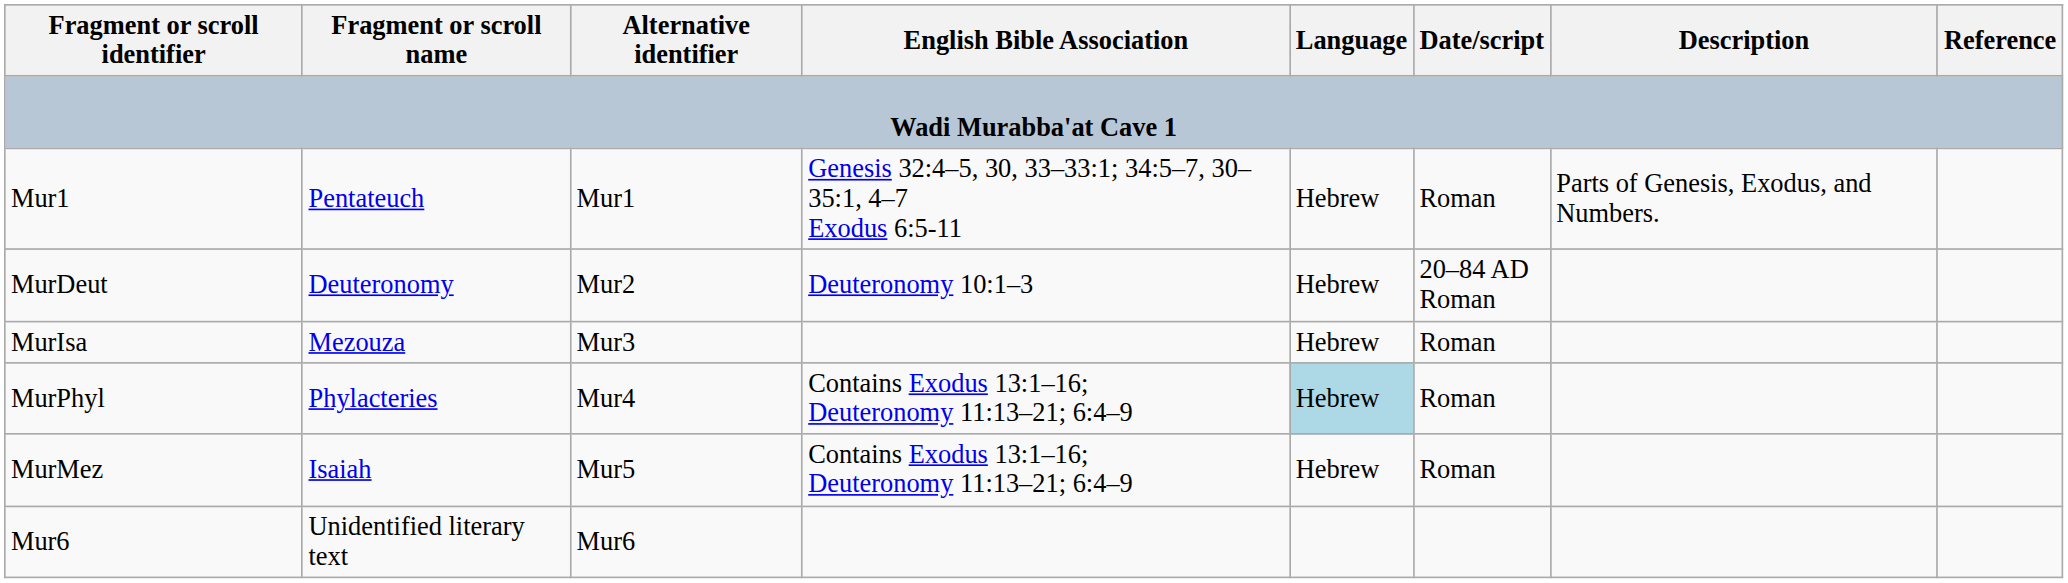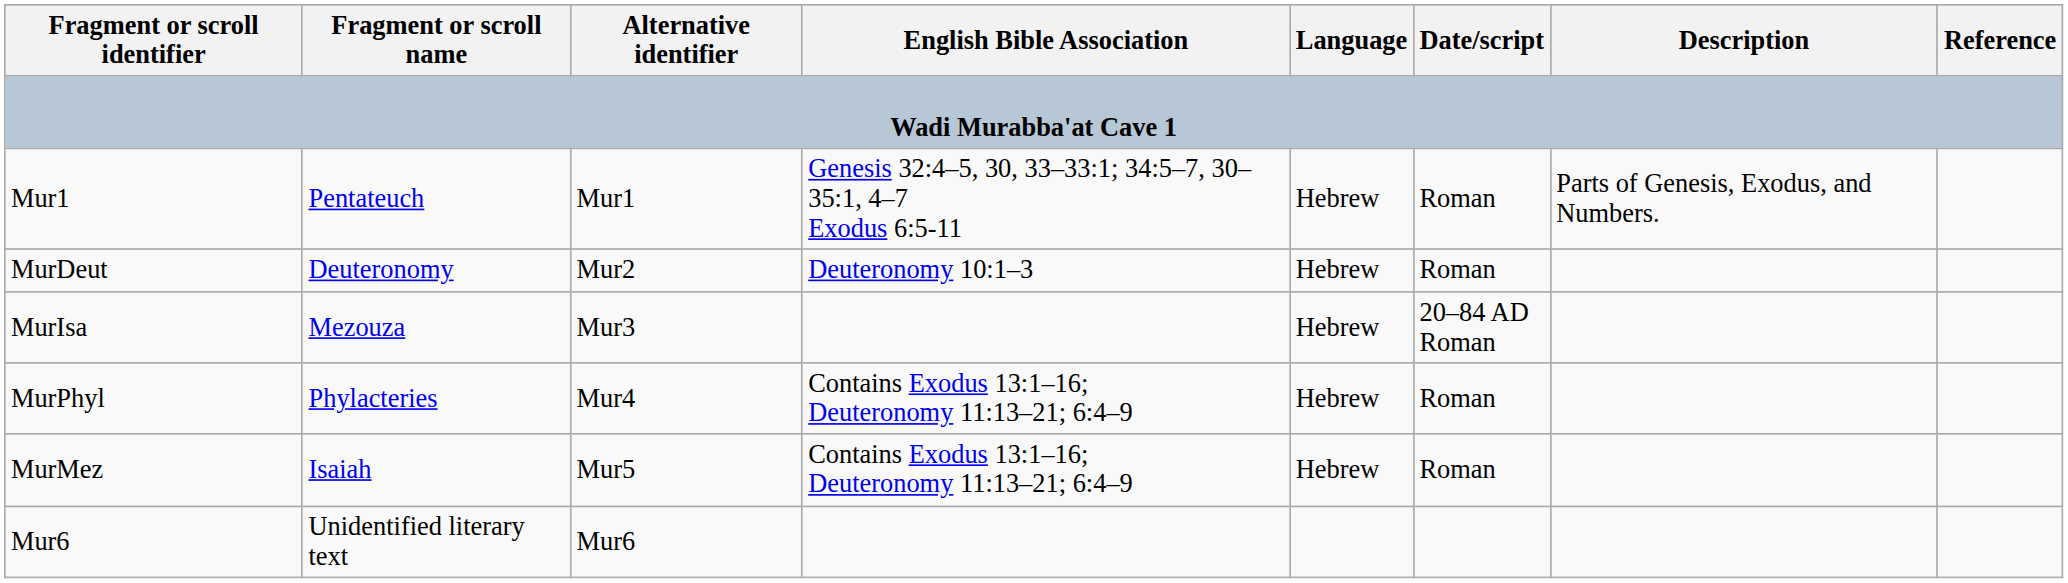(1474, 284) 20–84 AD Roman -> (1458, 269) Roman
(1458, 341) Roman -> (1474, 326) 20–84 AD Roman
(1338, 398) lightblue background -> (1338, 398) no background
